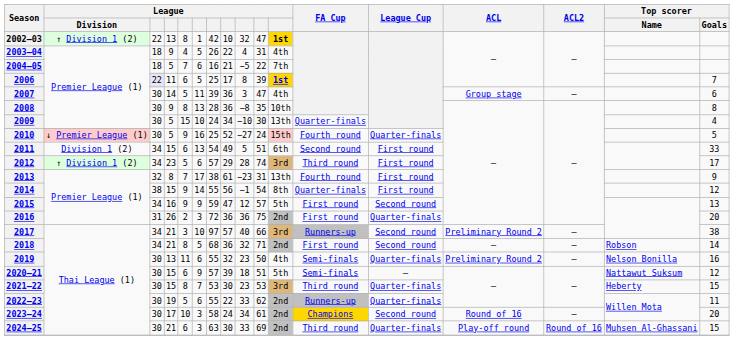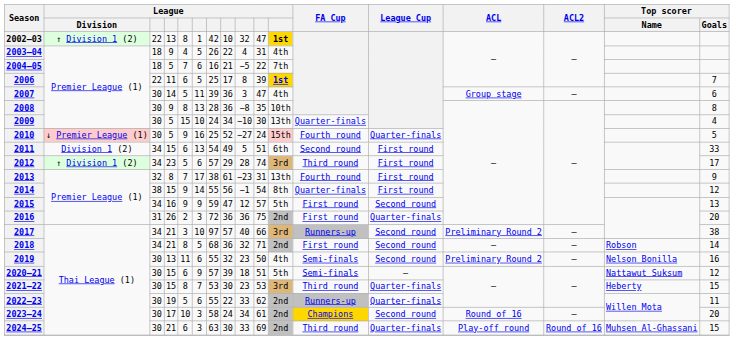(157, 80) lavender background -> (157, 80) no background
(406, 259) Quarter-finals -> (406, 259) Second round
